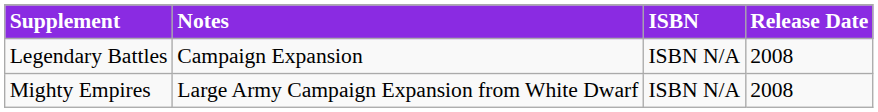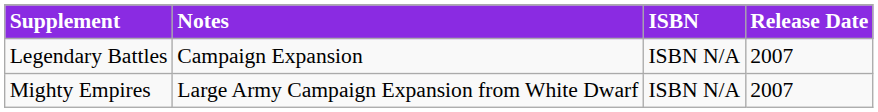(772, 55) 2008 -> (772, 55) 2007
(772, 90) 2008 -> (772, 90) 2007
